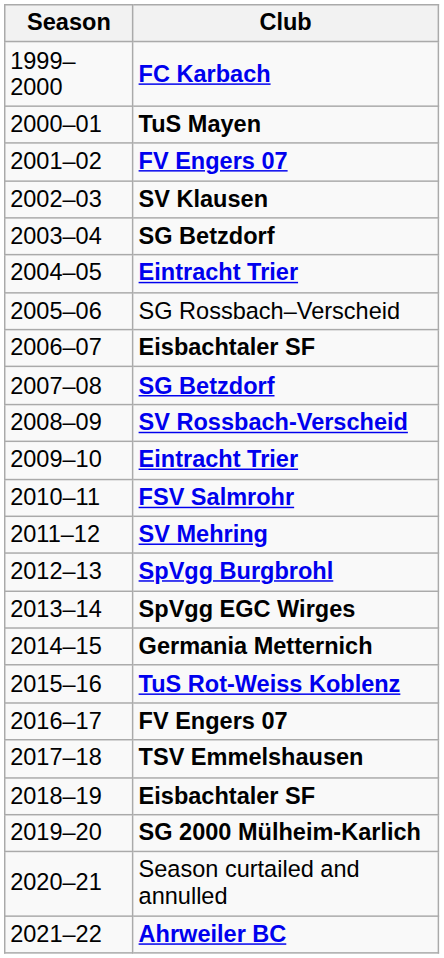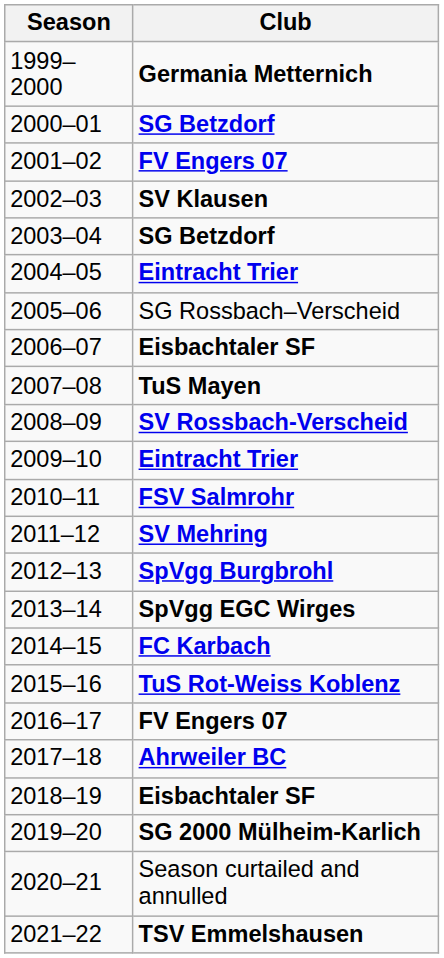(205, 73) FC Karbach -> (256, 73) Germania Metternich
(200, 124) TuS Mayen -> (207, 124) SG Betzdorf
(207, 385) SG Betzdorf -> (200, 385) TuS Mayen
(256, 646) Germania Metternich -> (205, 646) FC Karbach
(251, 758) TSV Emmelshausen -> (212, 758) Ahrweiler BC
(212, 933) Ahrweiler BC -> (251, 933) TSV Emmelshausen
